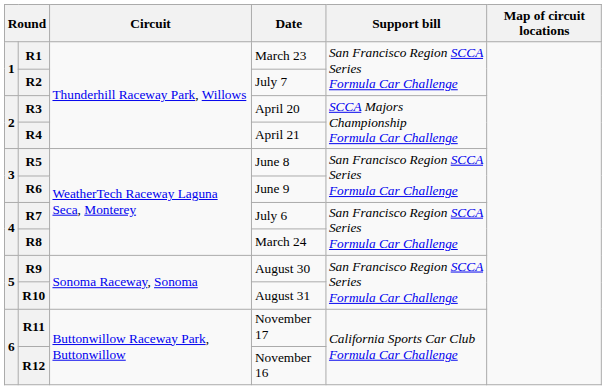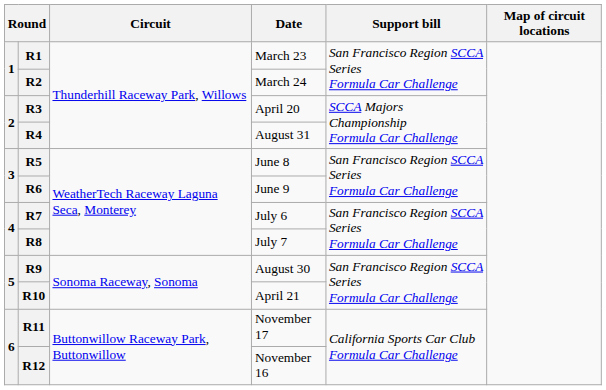(271, 81) July 7 -> (281, 81) March 24
(277, 135) April 21 -> (283, 135) August 31
(281, 241) March 24 -> (271, 241) July 7
(283, 295) August 31 -> (277, 295) April 21
